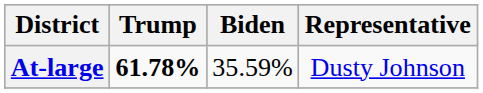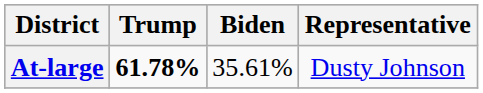(253, 66) 35.59% -> (253, 66) 35.61%
